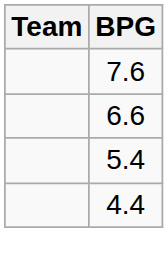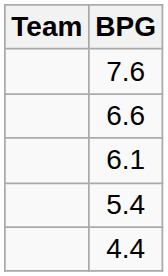+ row: (126, 159)
